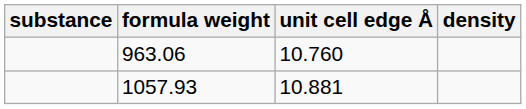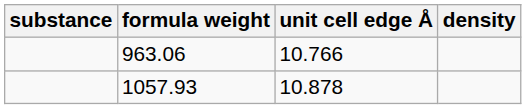(311, 53) 10.760 -> (311, 53) 10.766
(311, 86) 10.881 -> (311, 86) 10.878
